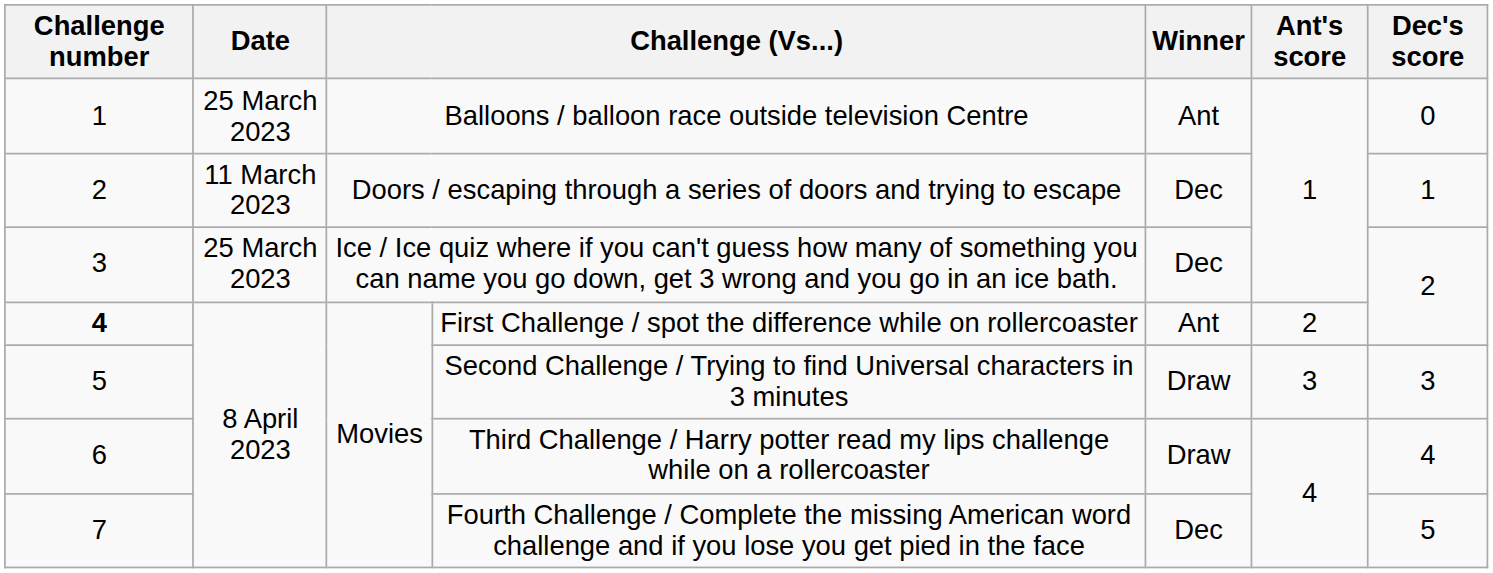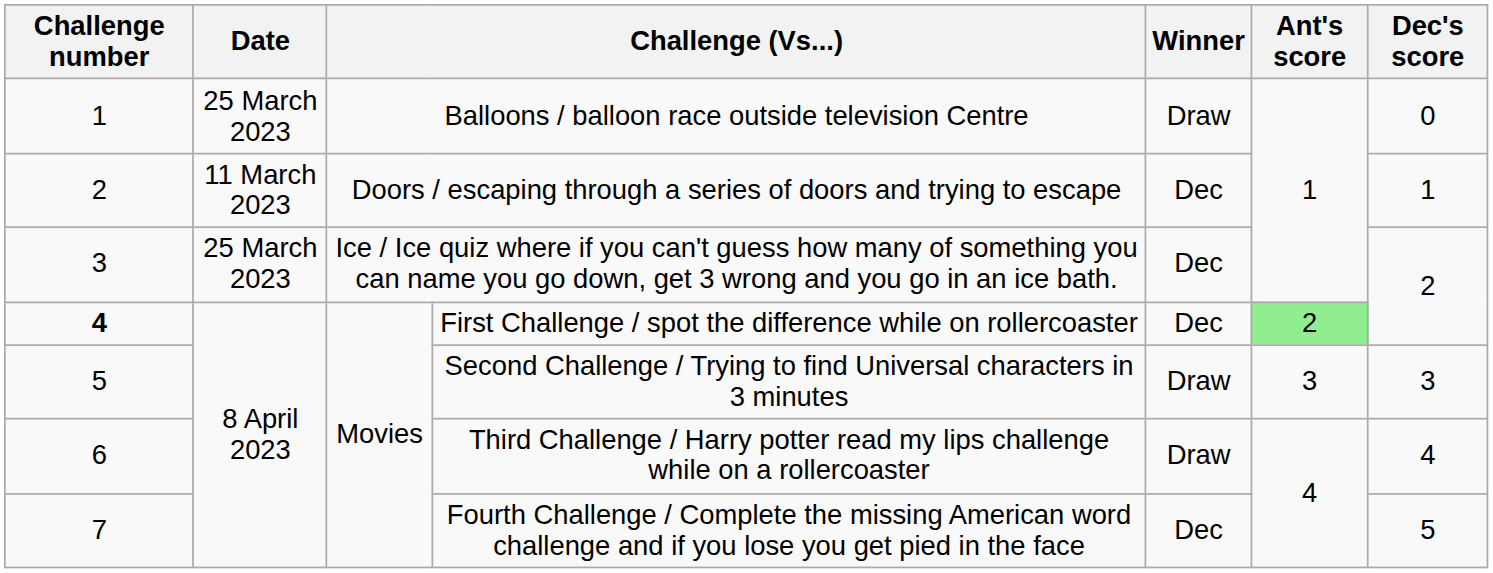(1199, 115) Ant -> (1199, 115) Draw
(1199, 322) Ant -> (1199, 322) Dec
(1310, 322) no background -> (1310, 322) lightgreen background
